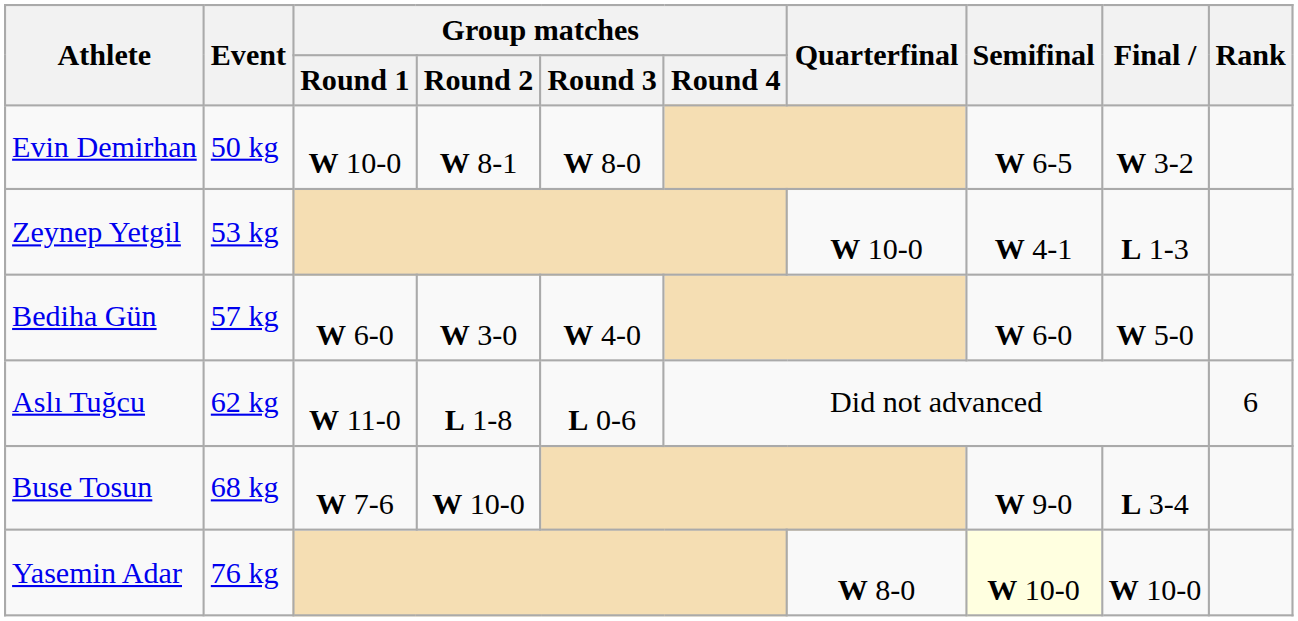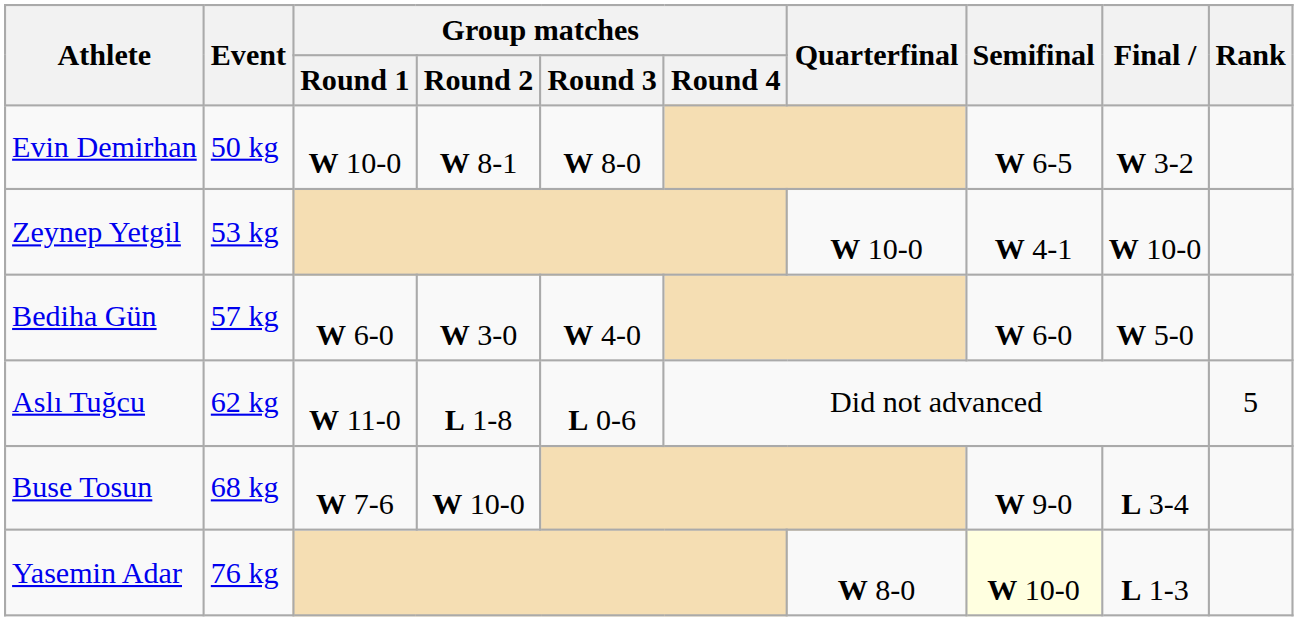(1155, 249) L 1-3 -> (1155, 249) W 10-0
(1251, 402) 6 -> (1251, 402) 5
(1155, 590) W 10-0 -> (1155, 590) L 1-3
